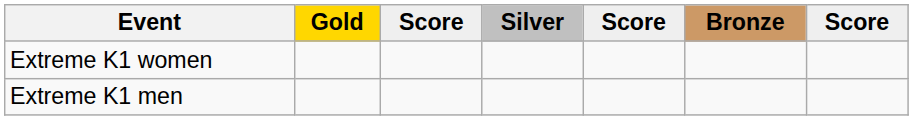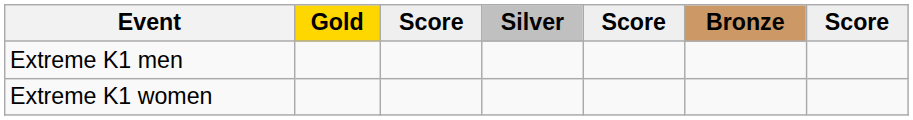rows swapped: (96, 96) <-> (111, 59)
